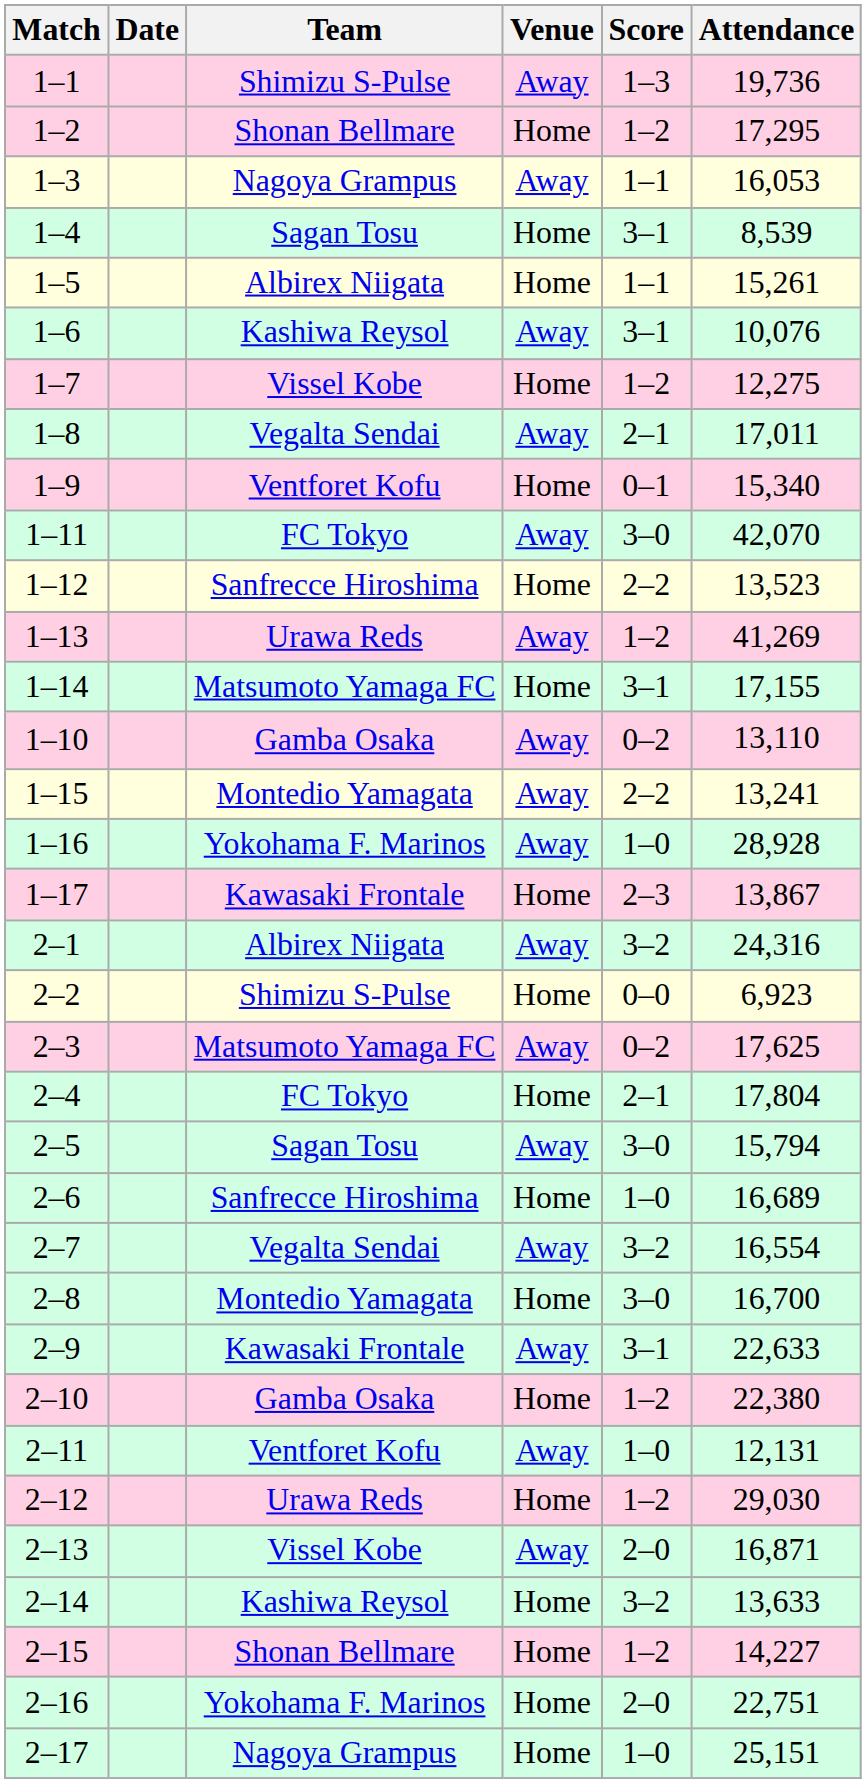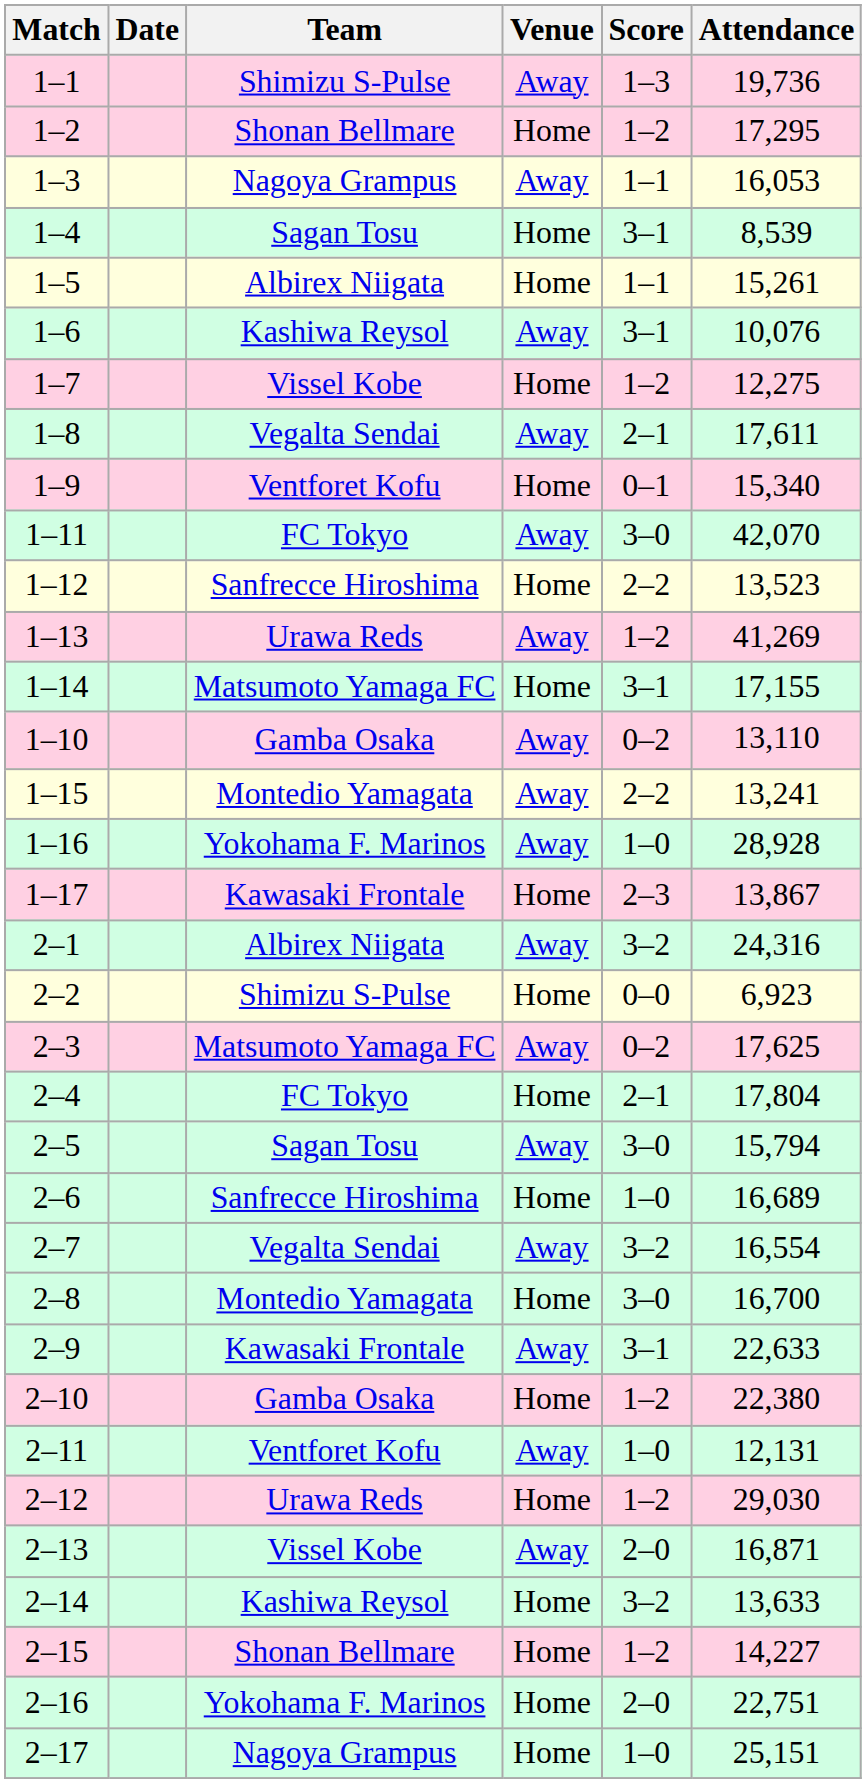(776, 433) 17,011 -> (776, 433) 17,611
